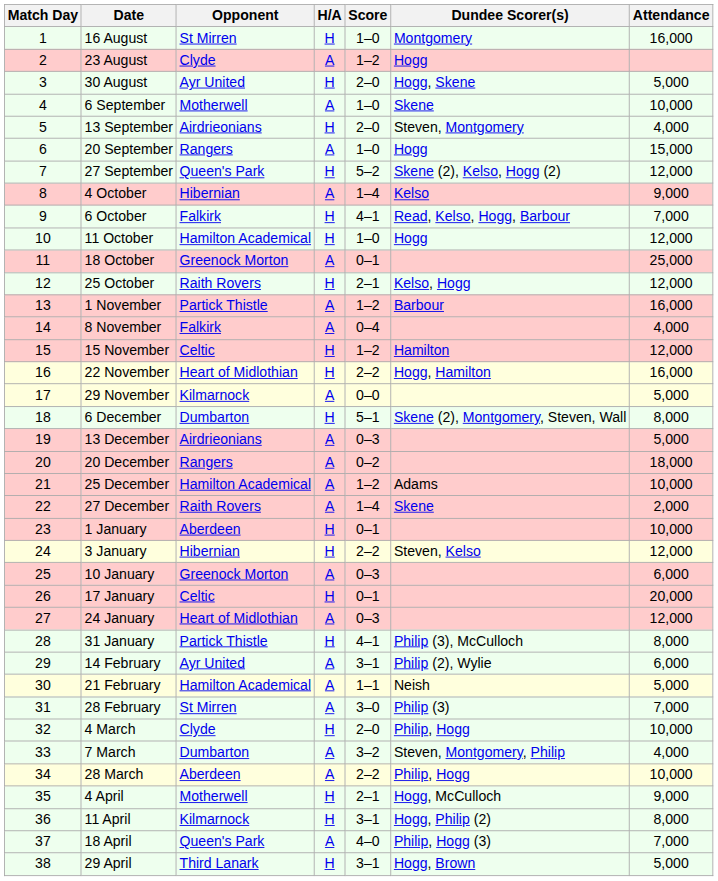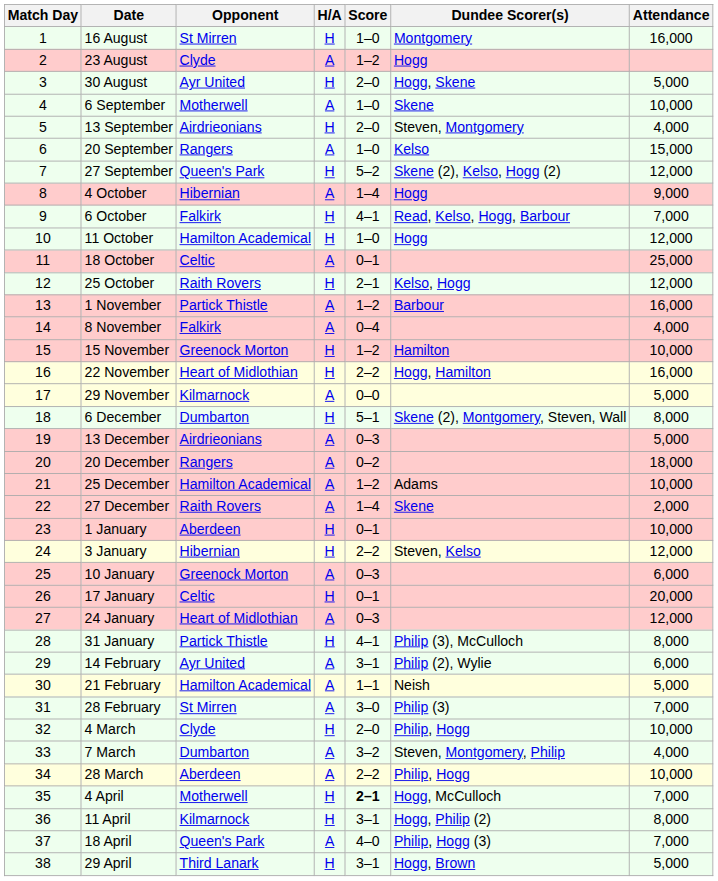(411, 149) Hogg -> (411, 149) Kelso
(411, 194) Kelso -> (411, 194) Hogg
(234, 261) Greenock Morton -> (197, 261) Celtic
(197, 350) Celtic -> (234, 350) Greenock Morton
(671, 350) 12,000 -> (671, 350) 10,000
(368, 797) normal -> (368, 797) bold
(671, 797) 9,000 -> (671, 797) 7,000
